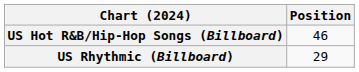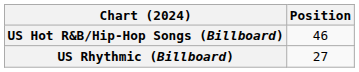(320, 56) 29 -> (320, 56) 27
